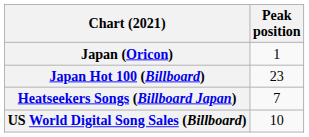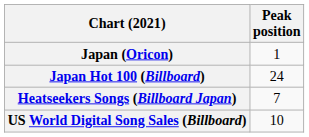(277, 76) 23 -> (277, 76) 24
